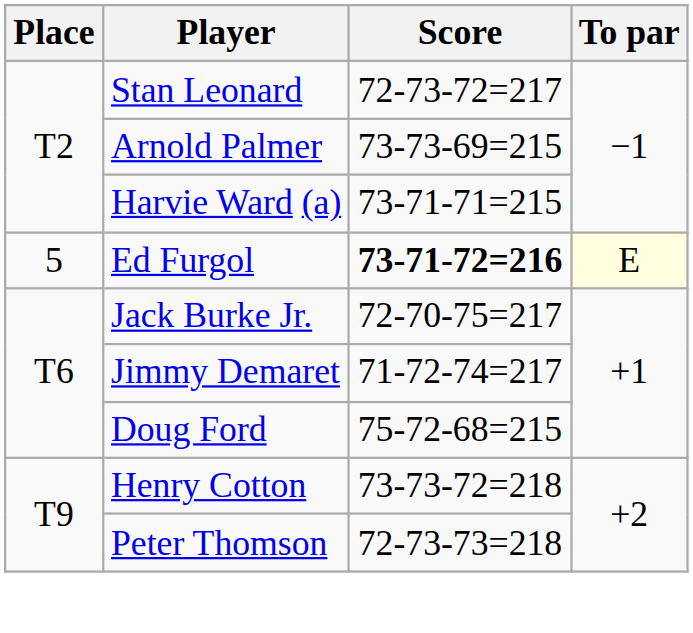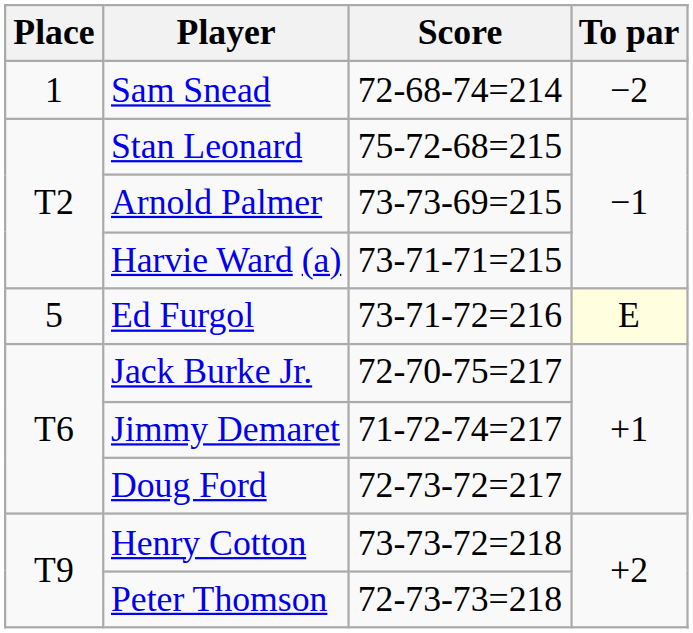+ row: (191, 89)
(460, 89) 72-73-72=217 -> (460, 145) 75-72-68=215
(460, 259) bold -> (460, 315) normal
(460, 428) 75-72-68=215 -> (460, 485) 72-73-72=217
